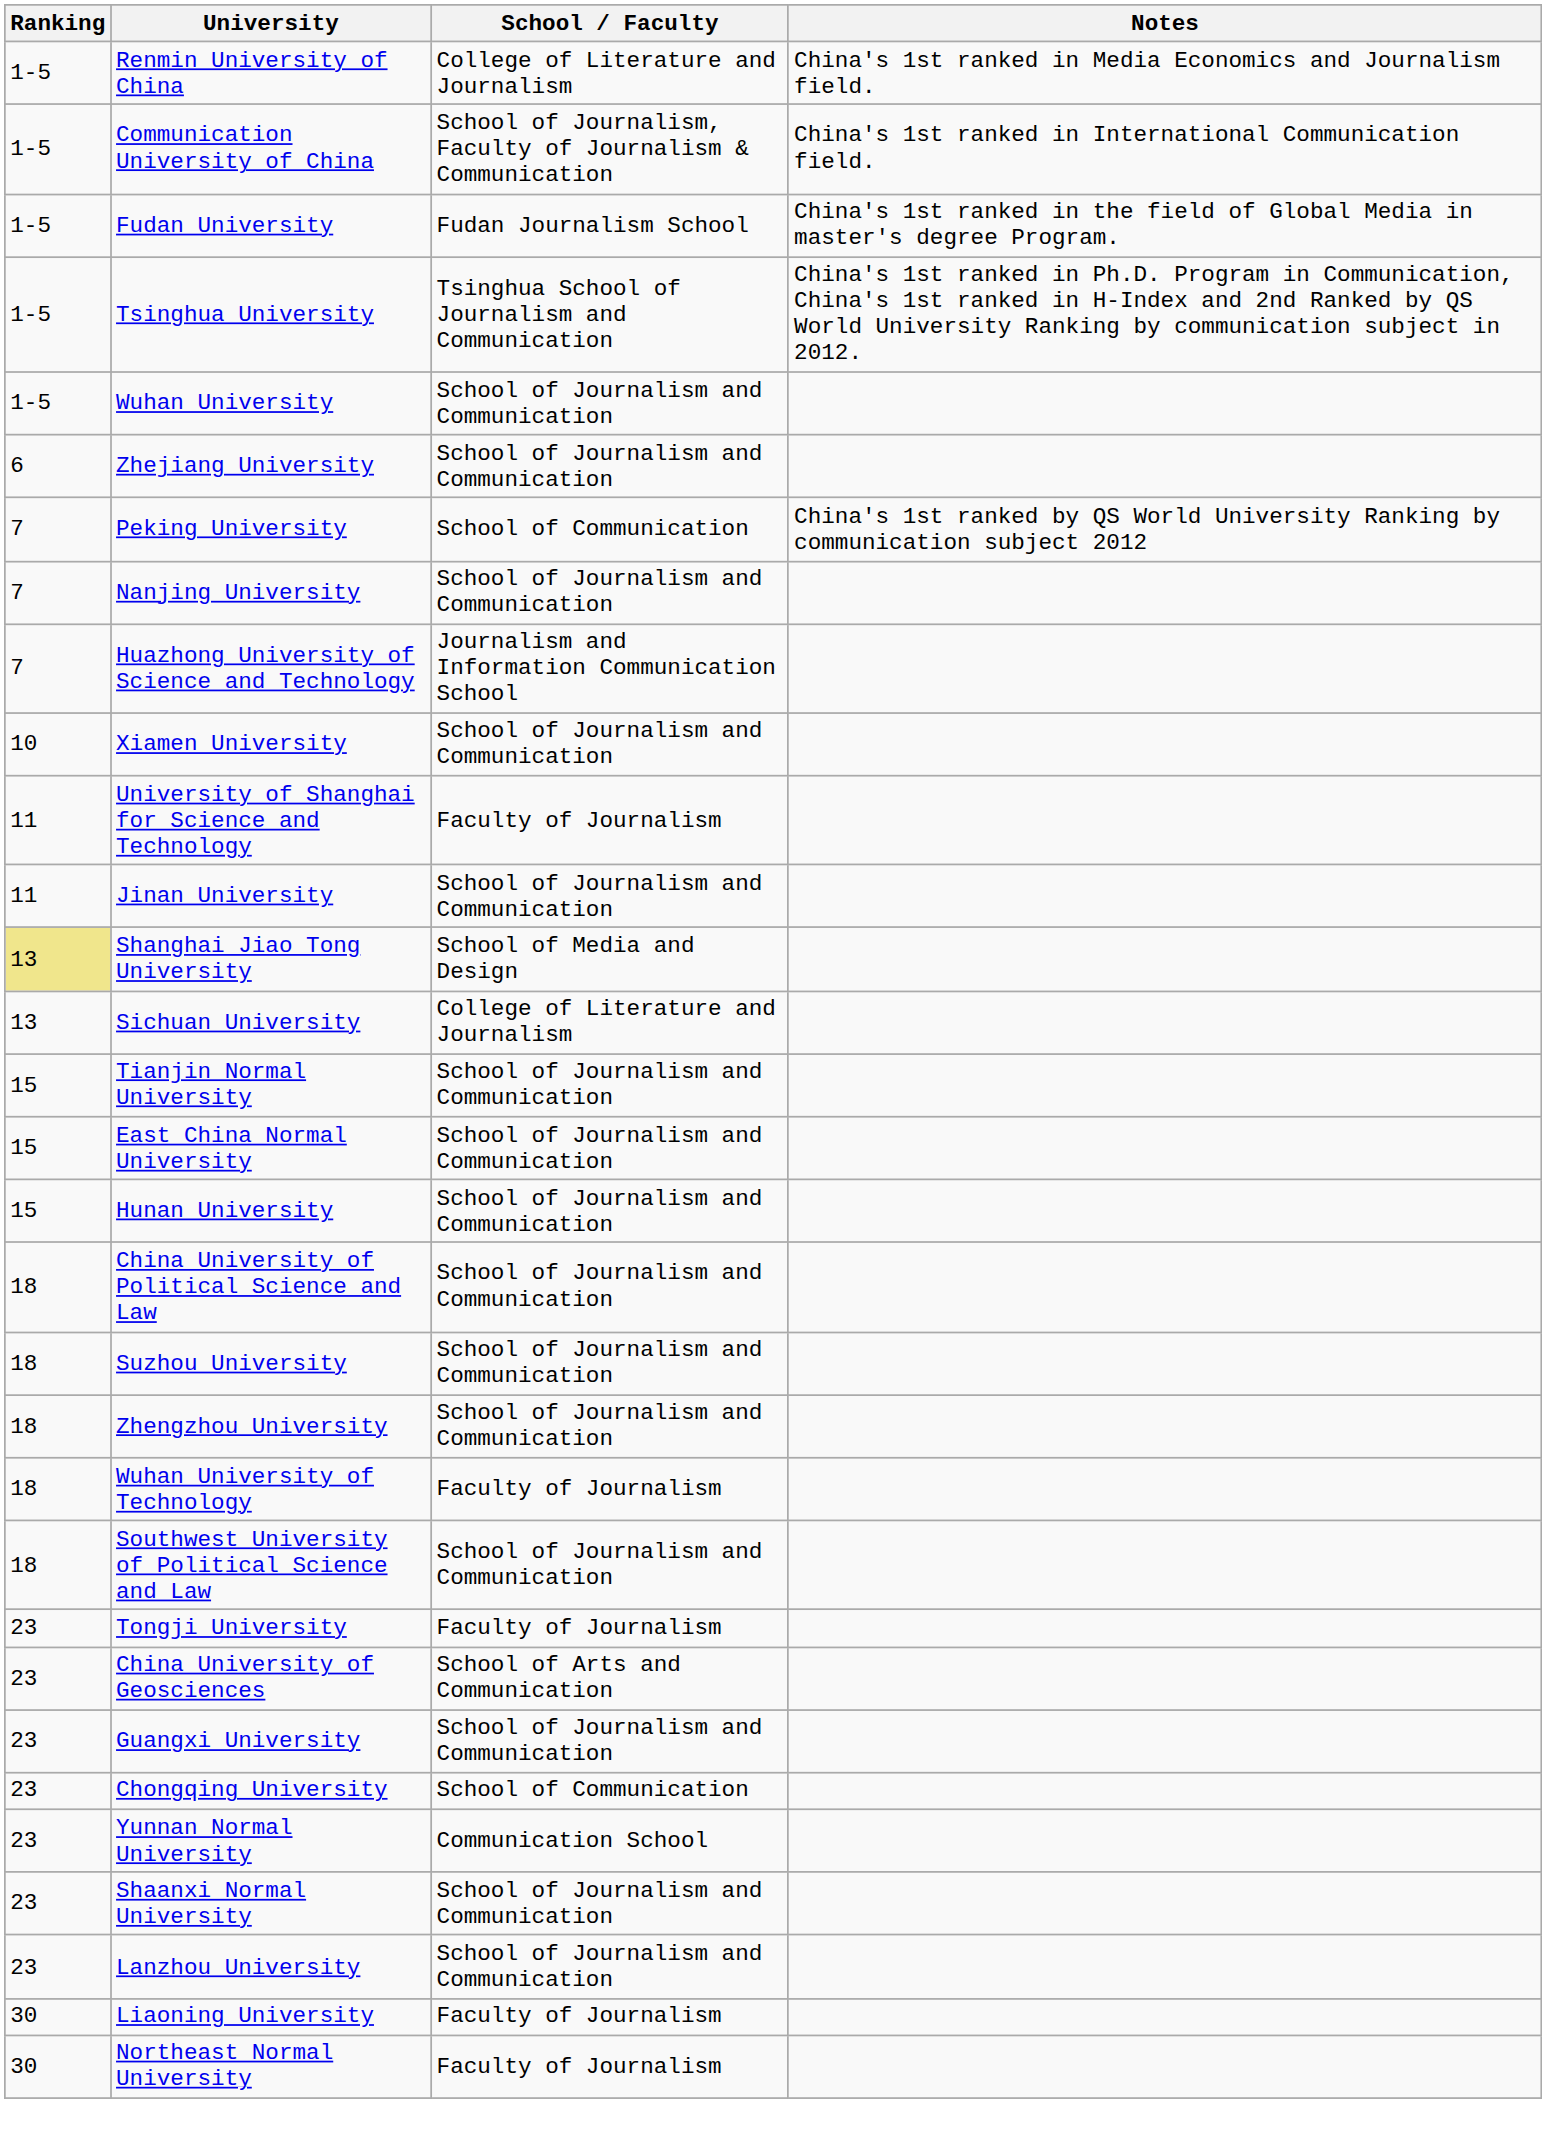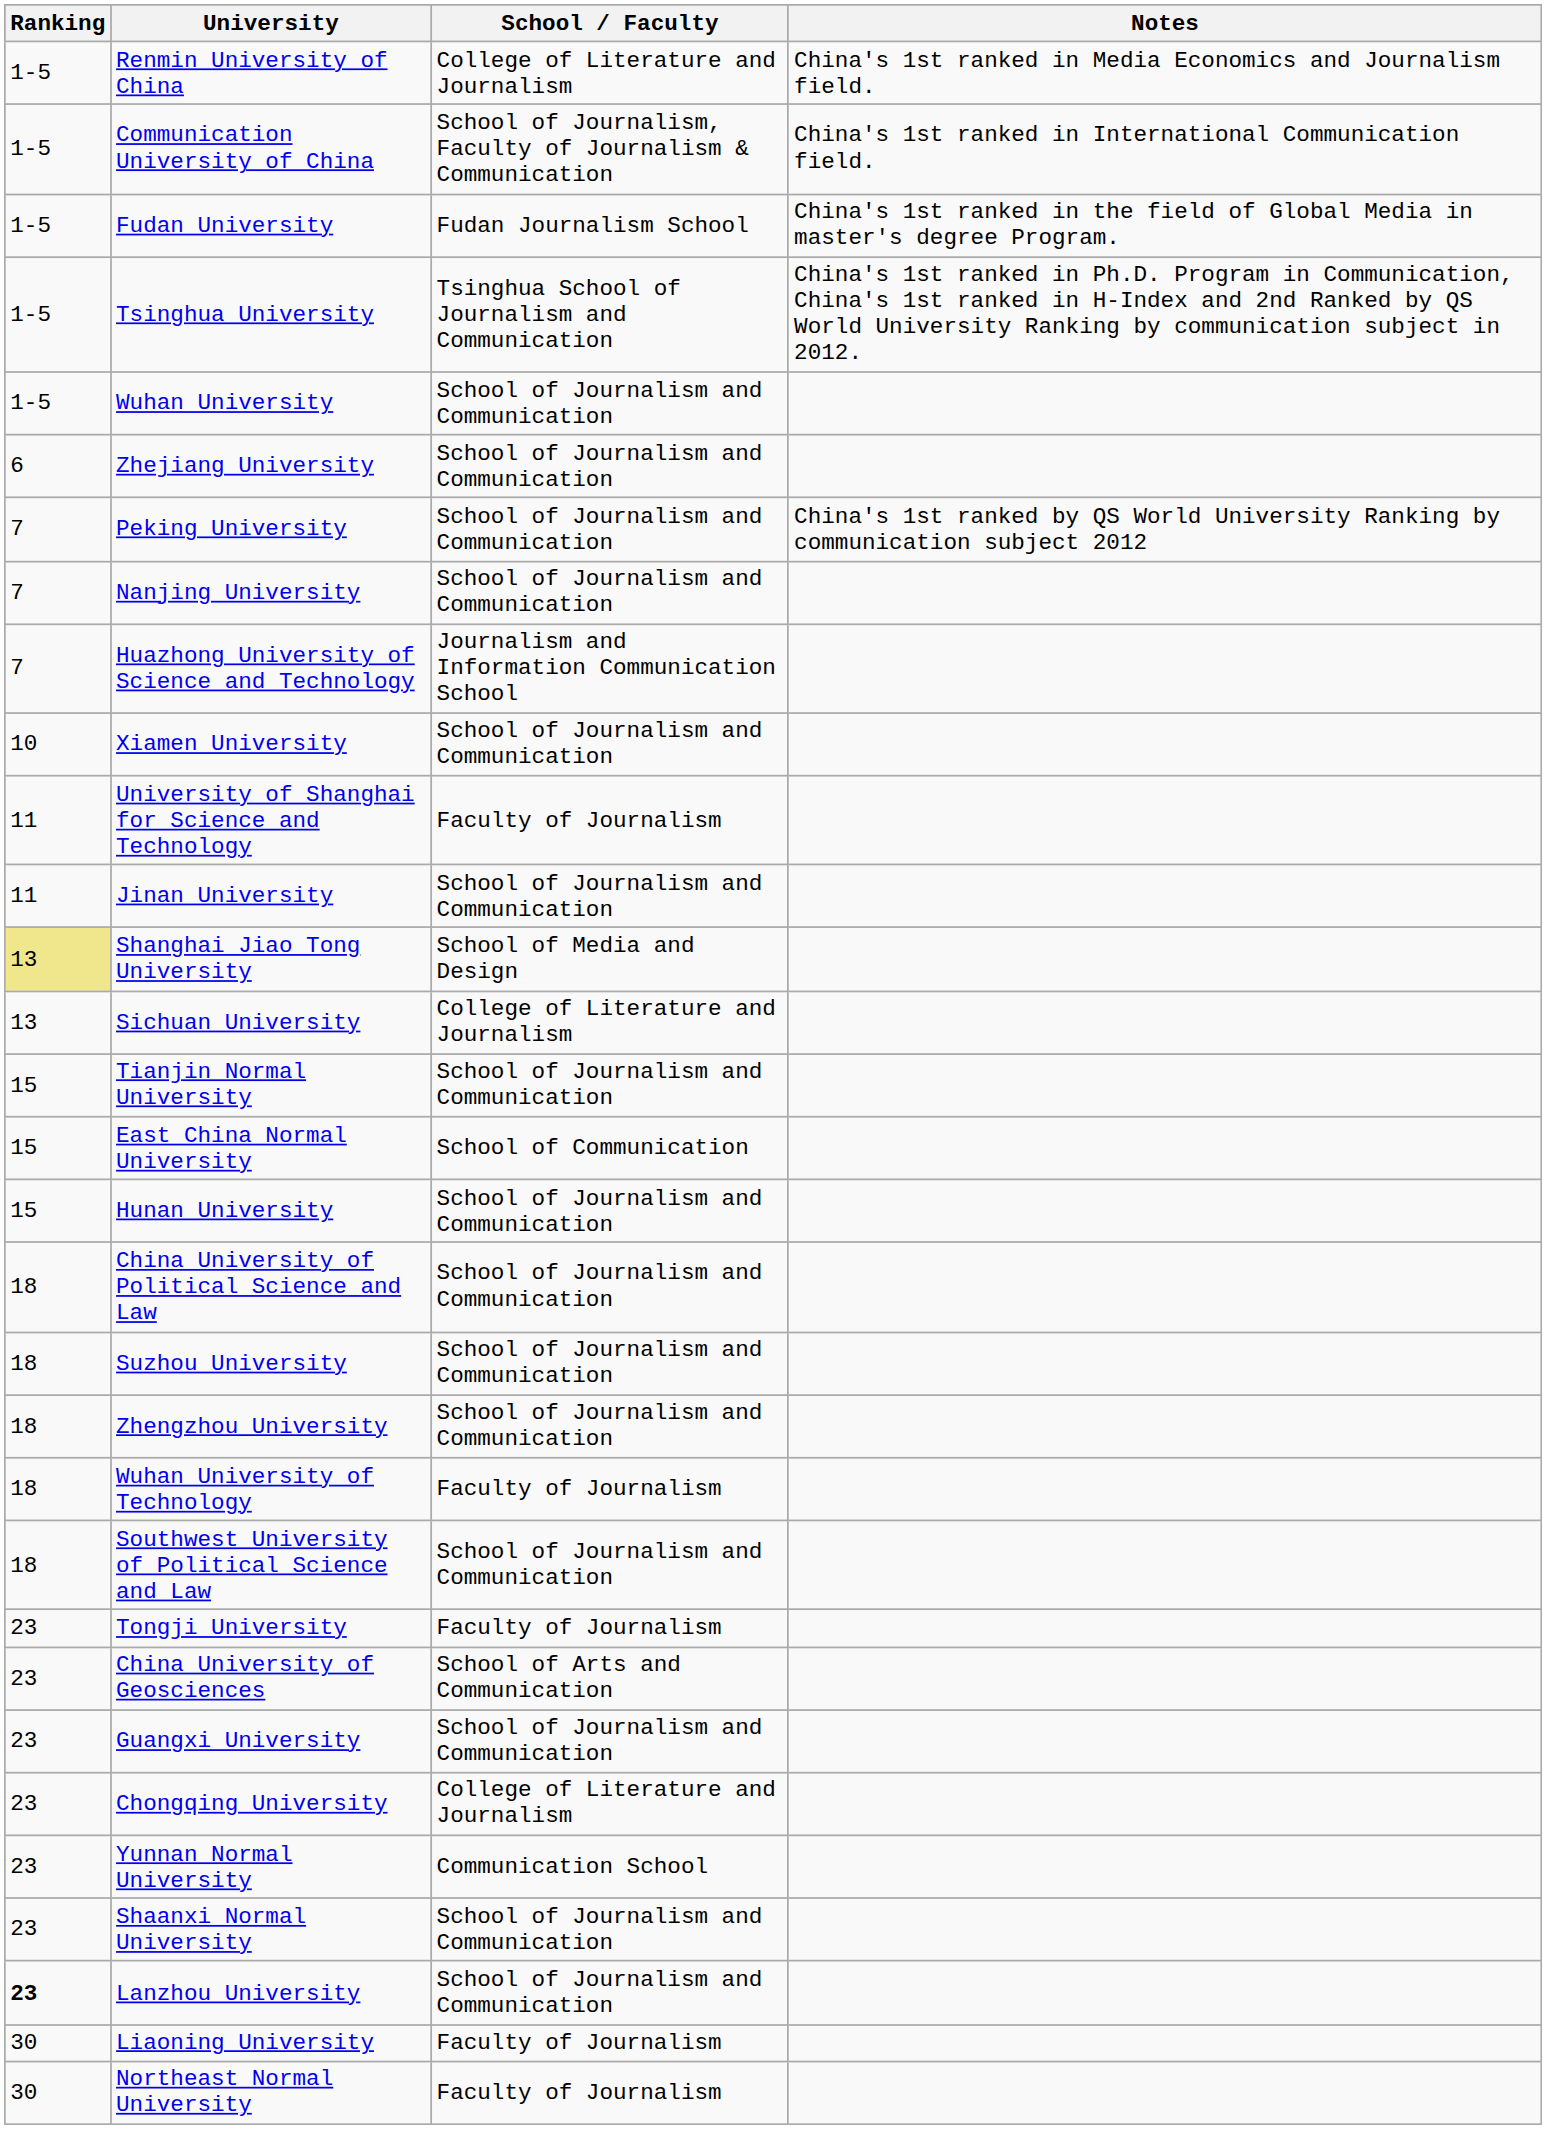(593, 529) School of Communication -> (599, 529) School of Journalism and Communication
(599, 1148) School of Journalism and Communication -> (593, 1148) School of Communication
(593, 1791) School of Communication -> (606, 1804) College of Literature and Journalism
(24, 1967) normal -> (24, 1993) bold
